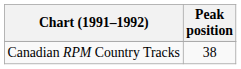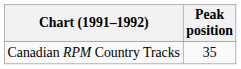(210, 52) 38 -> (210, 52) 35
